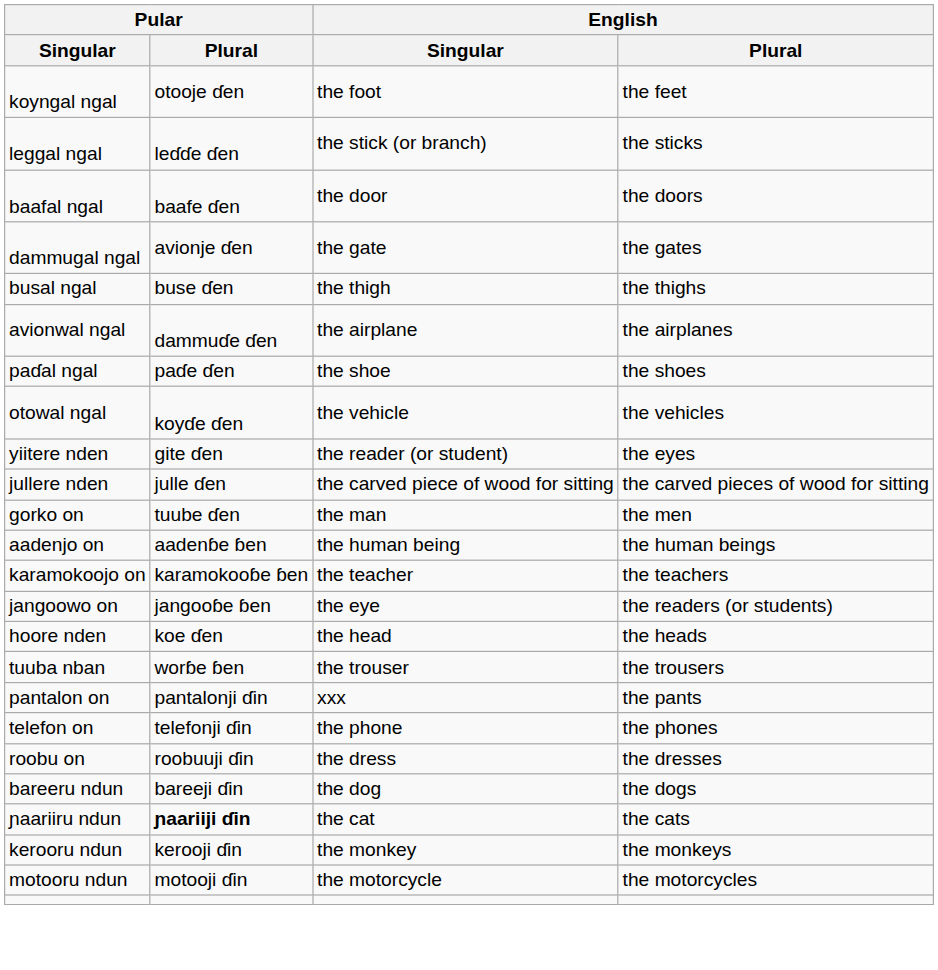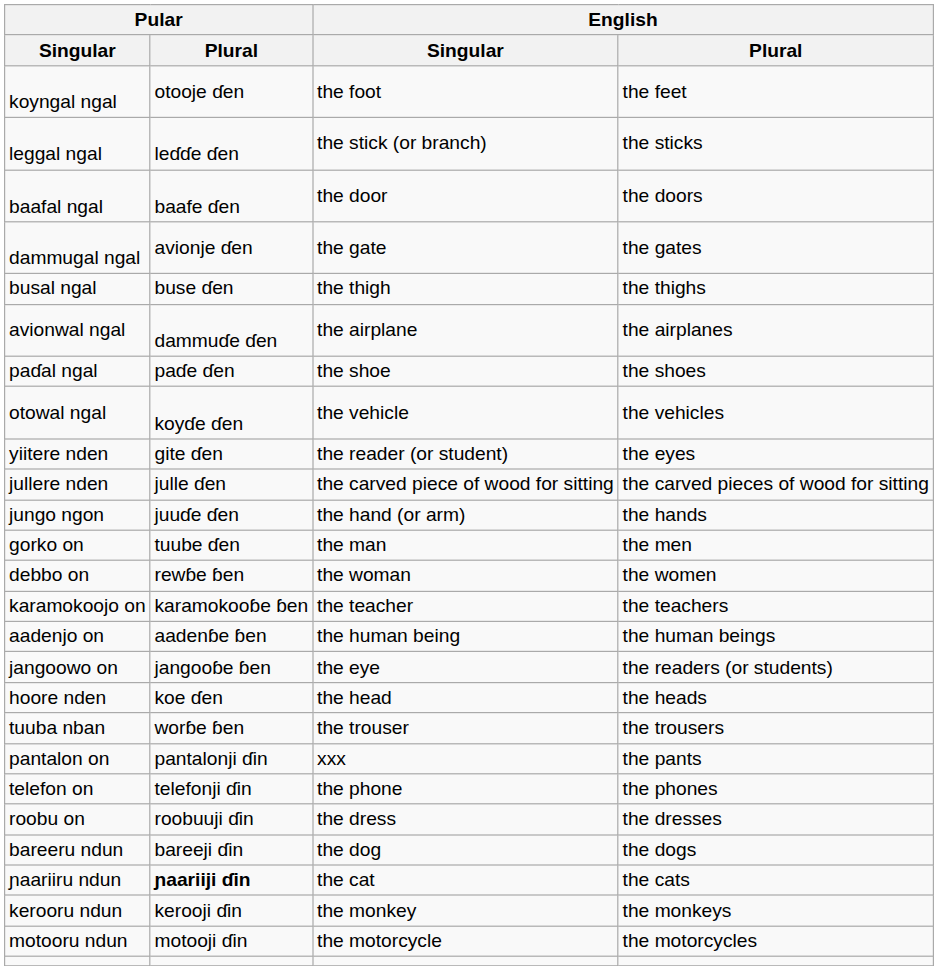+ row: (57, 514)
+ row: (49, 575)
rows swapped: (57, 545) <-> (77, 575)
